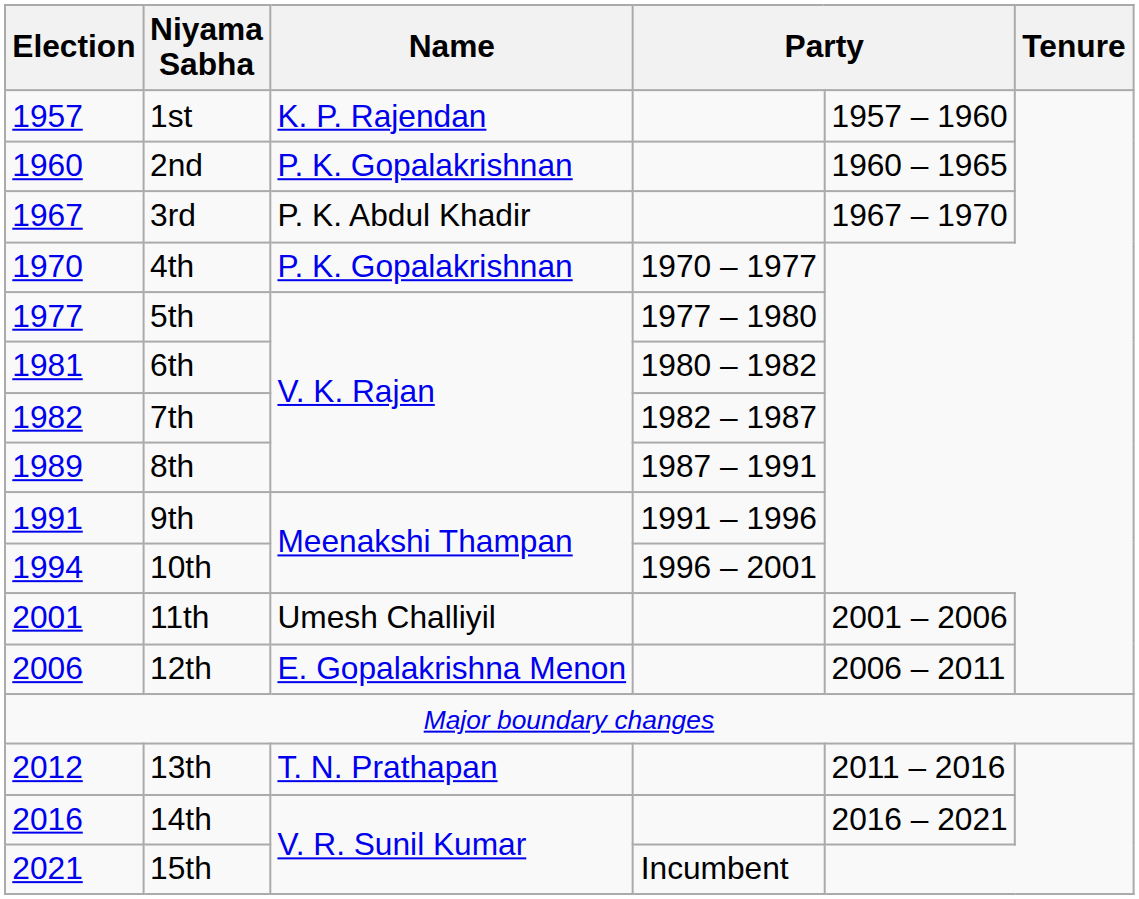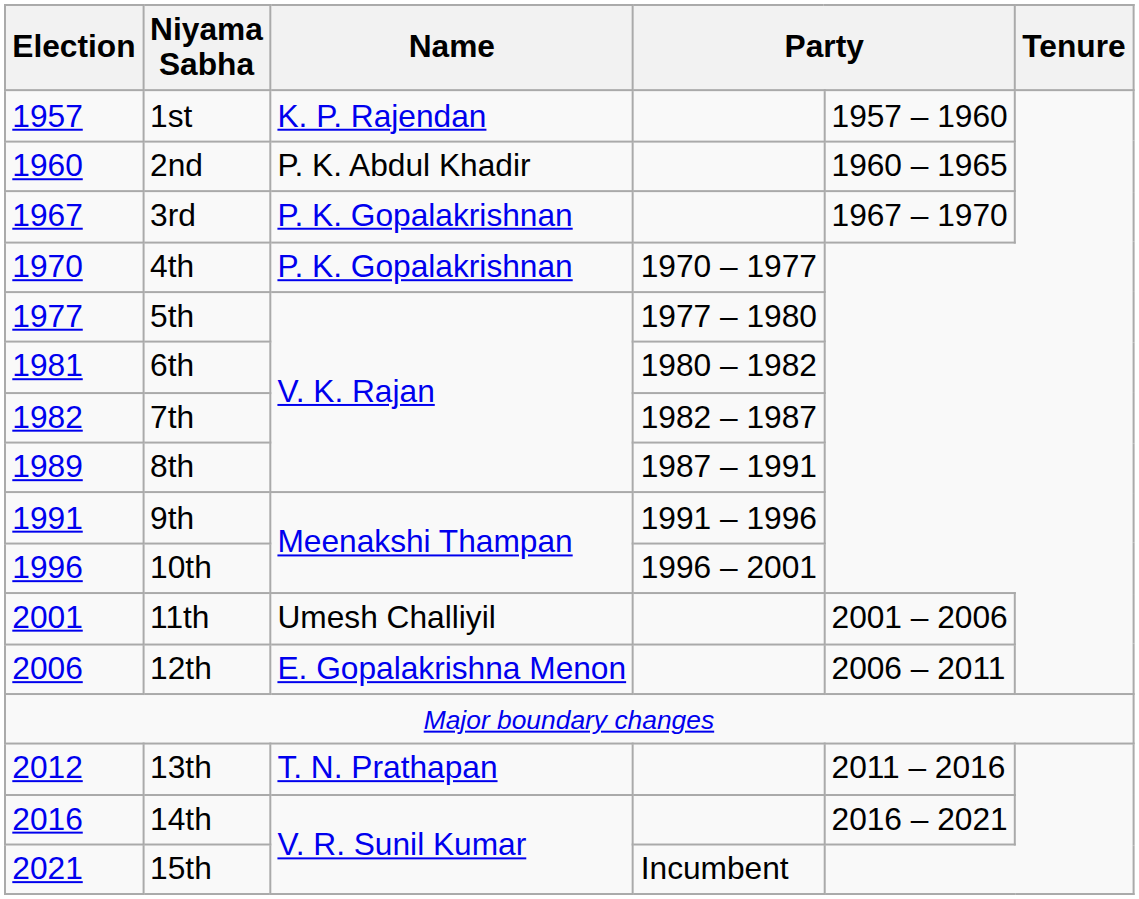(425, 165) P. K. Gopalakrishnan -> (404, 165) P. K. Abdul Khadir
(404, 215) P. K. Abdul Khadir -> (425, 215) P. K. Gopalakrishnan
(48, 567) 1994 -> (48, 567) 1996
